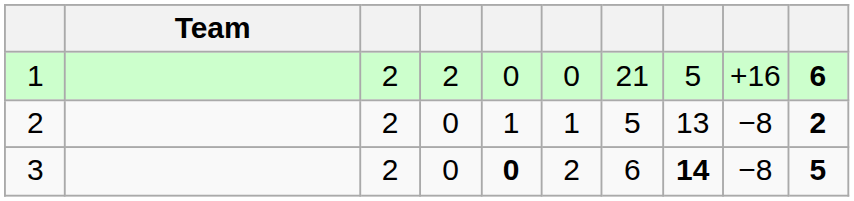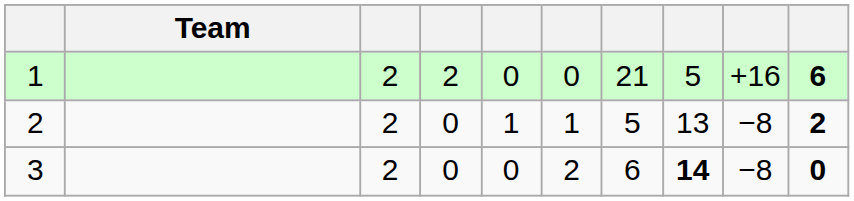(511, 170) bold -> (511, 170) normal
(818, 170) 5 -> (818, 170) 0
